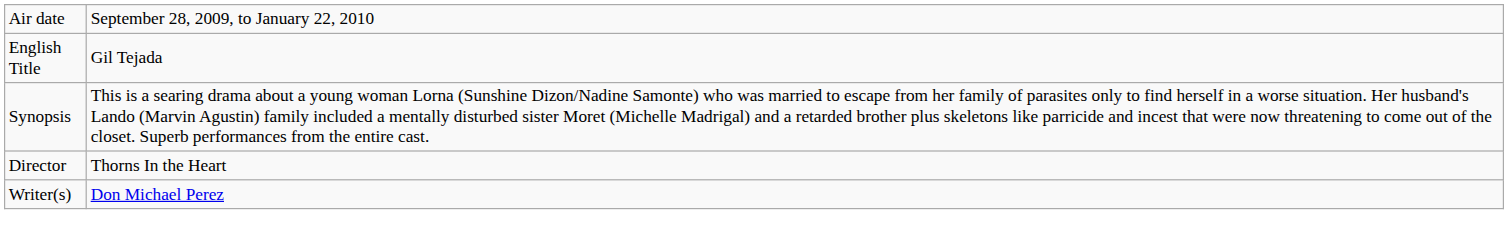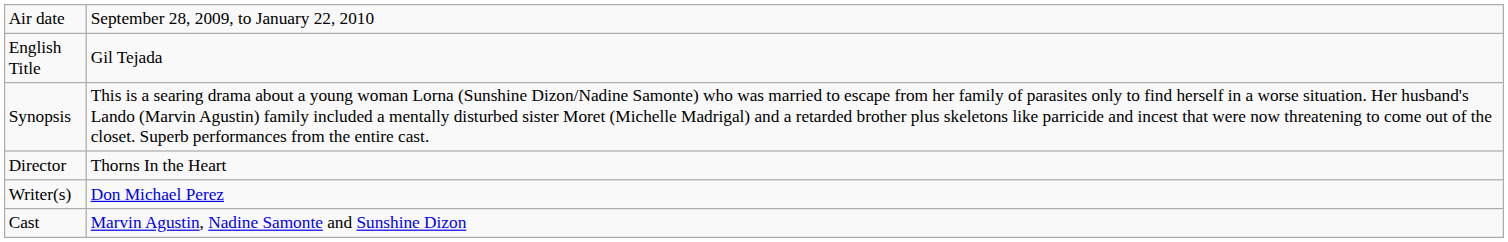+ row: (24, 222)
